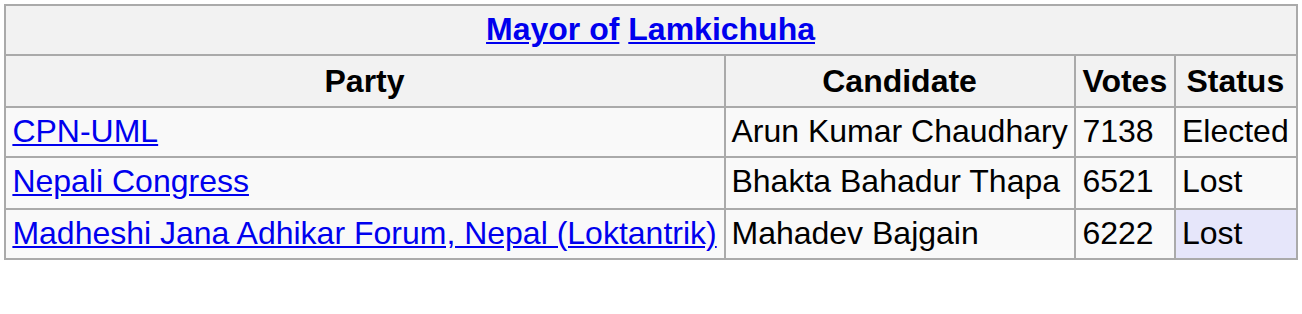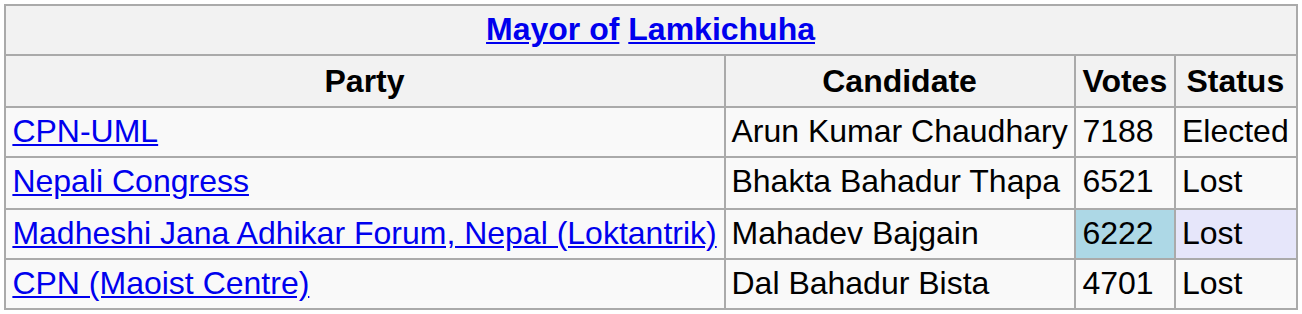(1118, 131) 7138 -> (1118, 131) 7188
(1118, 232) no background -> (1118, 232) lightblue background
+ row: (161, 283)
